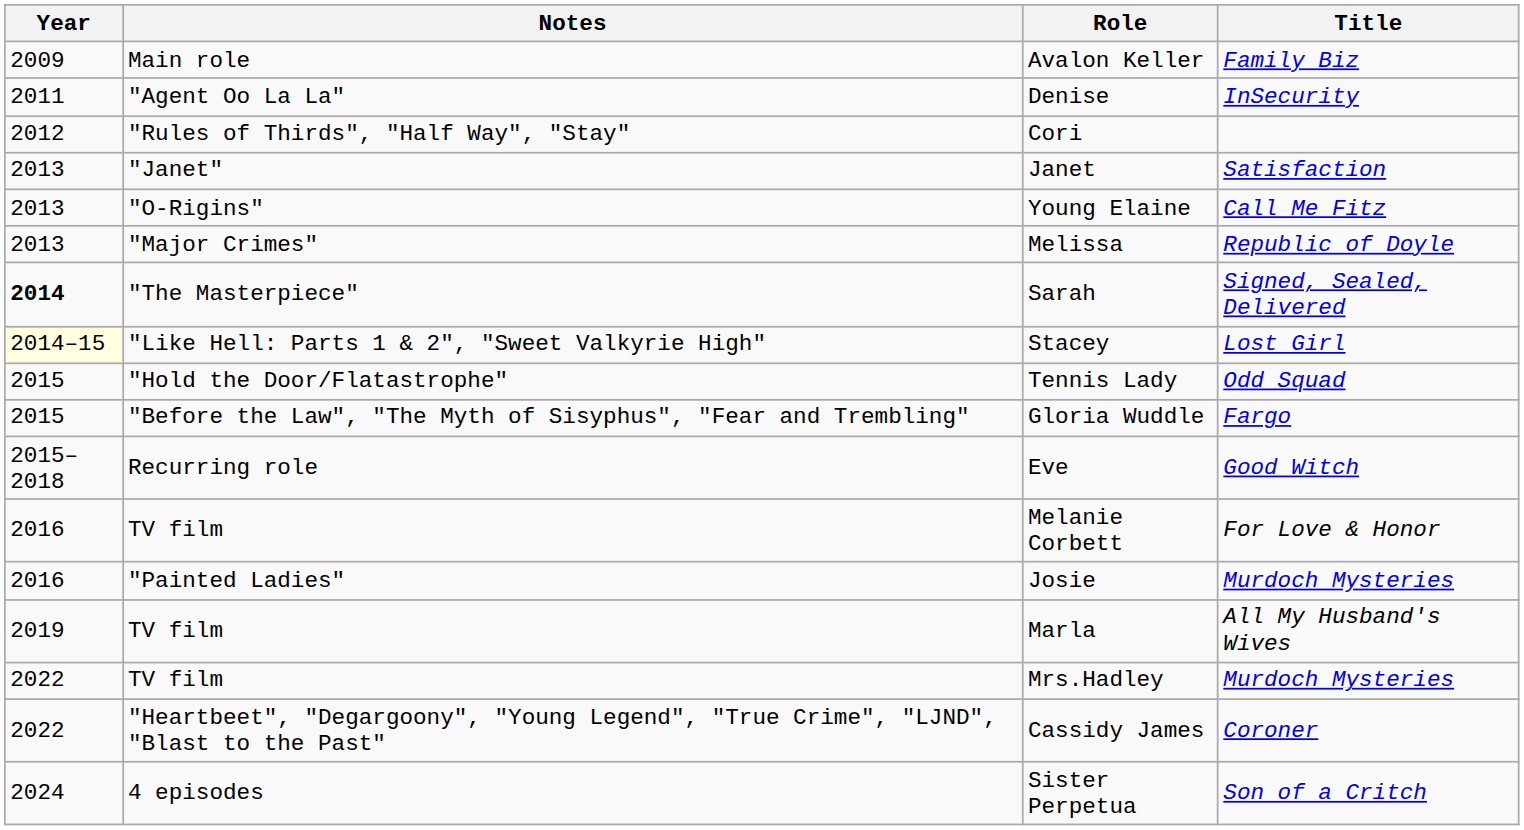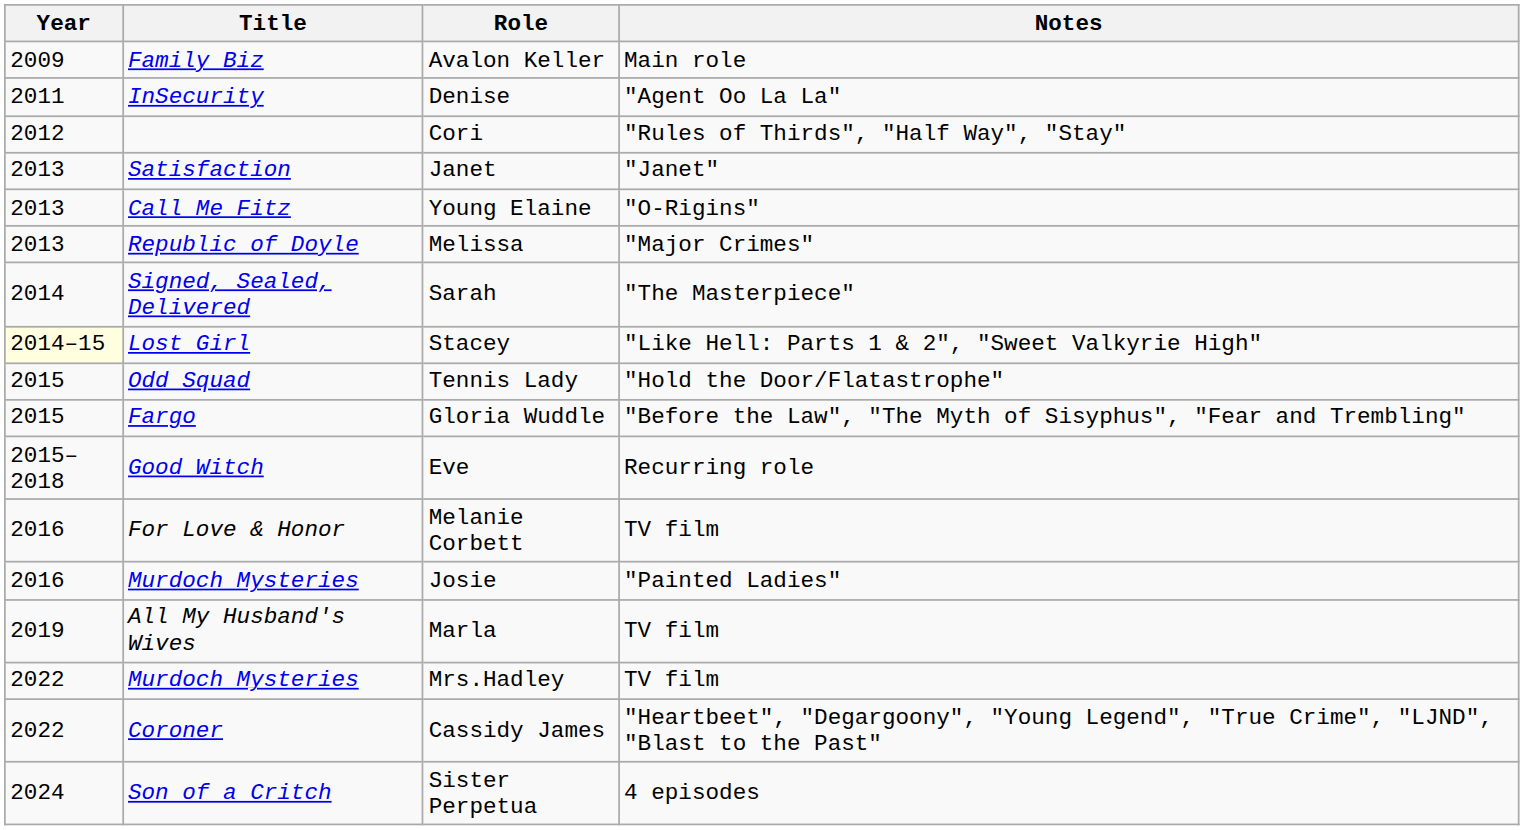columns swapped: (1368, 23) <-> (573, 23)
(37, 294) bold -> (37, 294) normal
